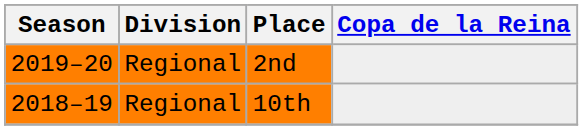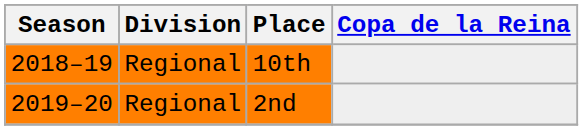rows swapped: (282, 104) <-> (275, 64)
